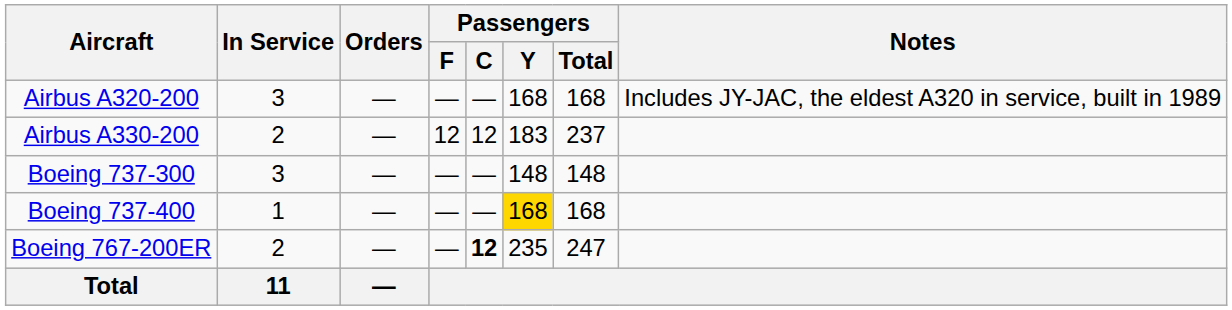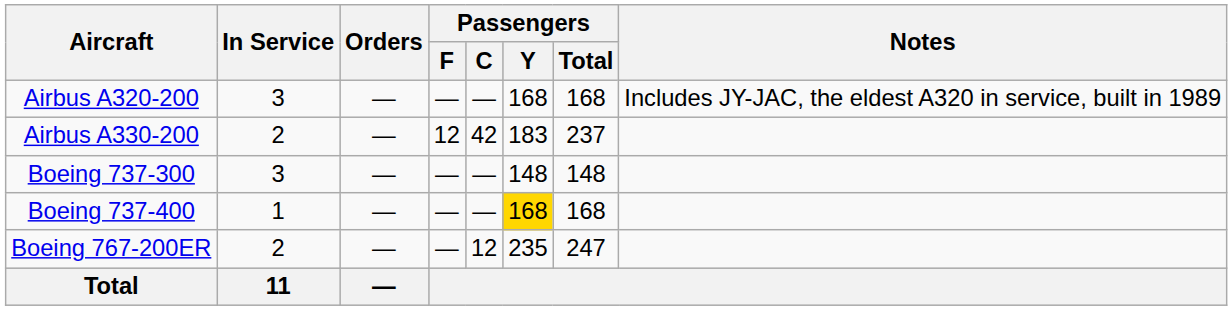(484, 135) 12 -> (484, 135) 42
(484, 248) bold -> (484, 248) normal
